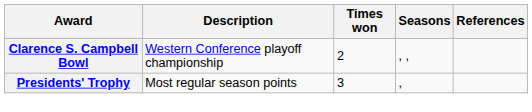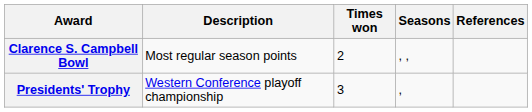(223, 55) Western Conference playoff championship -> (221, 55) Most regular season points
(221, 83) Most regular season points -> (223, 90) Western Conference playoff championship
